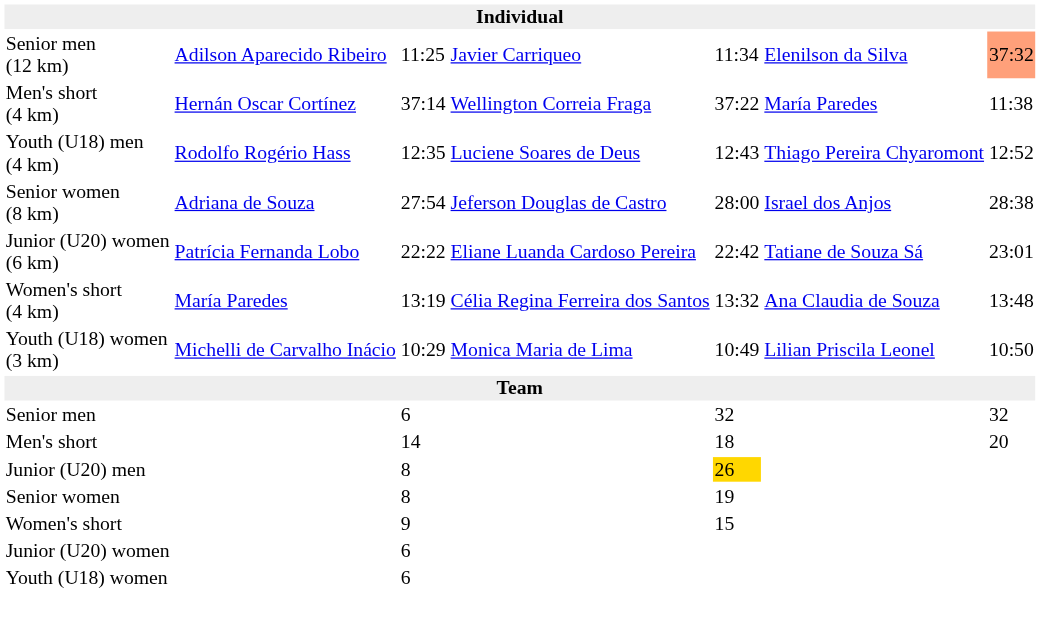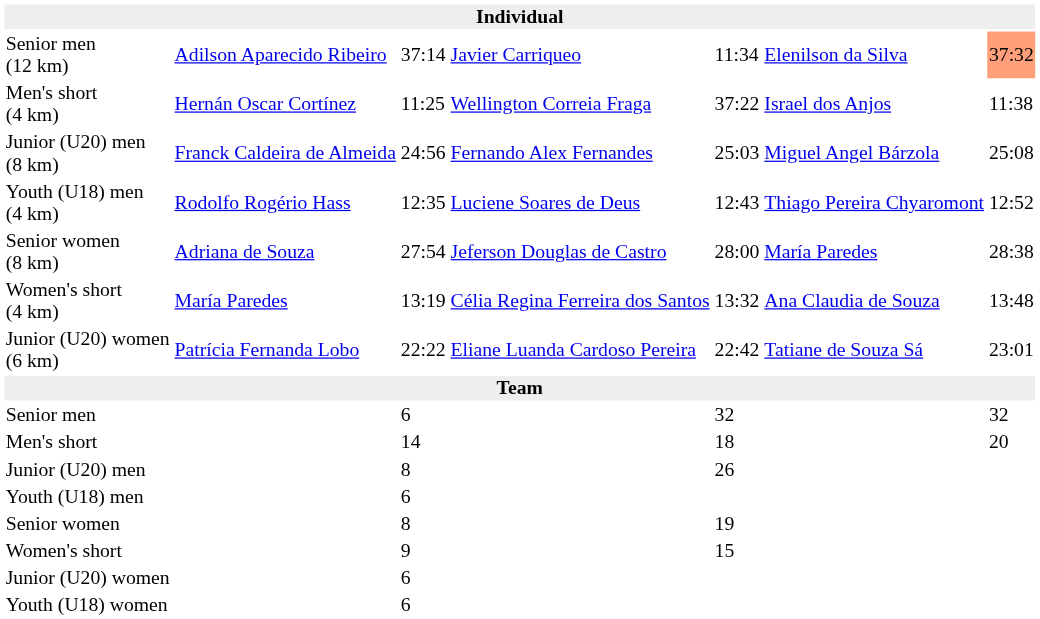(423, 54) 11:25 -> (423, 54) 37:14
(423, 103) 37:14 -> (423, 103) 11:25
(821, 103) María Paredes -> (828, 103) Israel dos Anjos
+ row: (76, 153)
(828, 202) Israel dos Anjos -> (821, 251) María Paredes
rows swapped: (64, 300) <-> (88, 251)
- row: (87, 349)
(724, 469) gold background -> (724, 469) no background
+ row: (75, 496)
